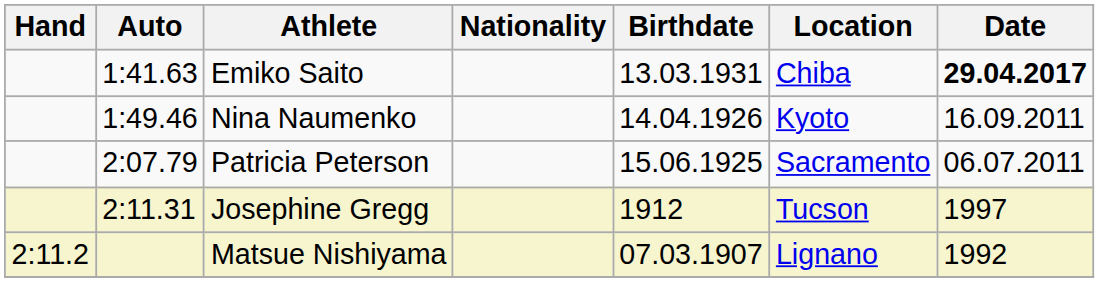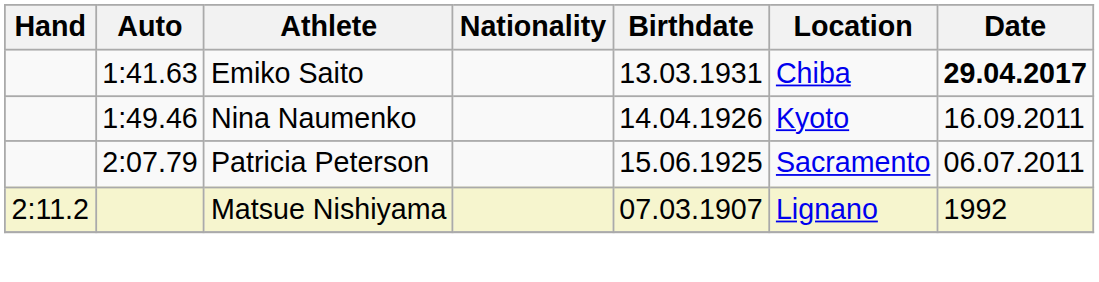- row: (320, 208)
